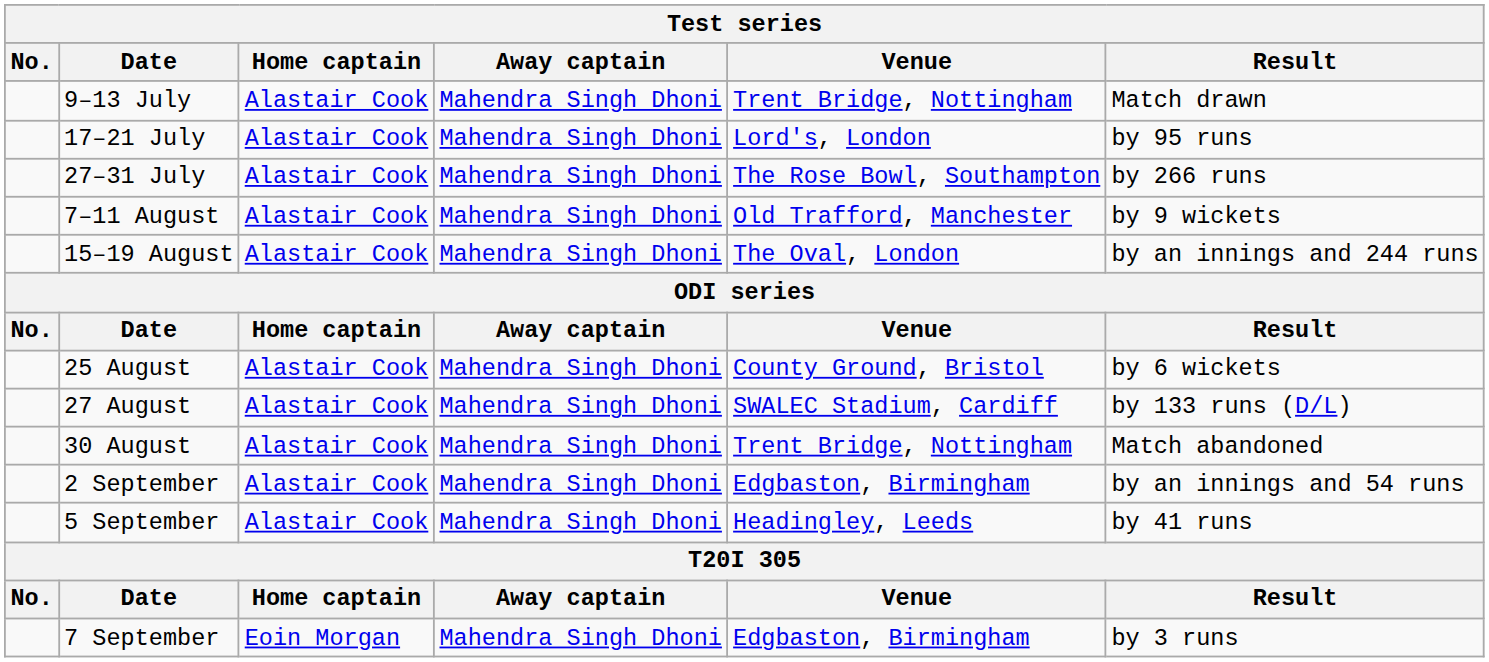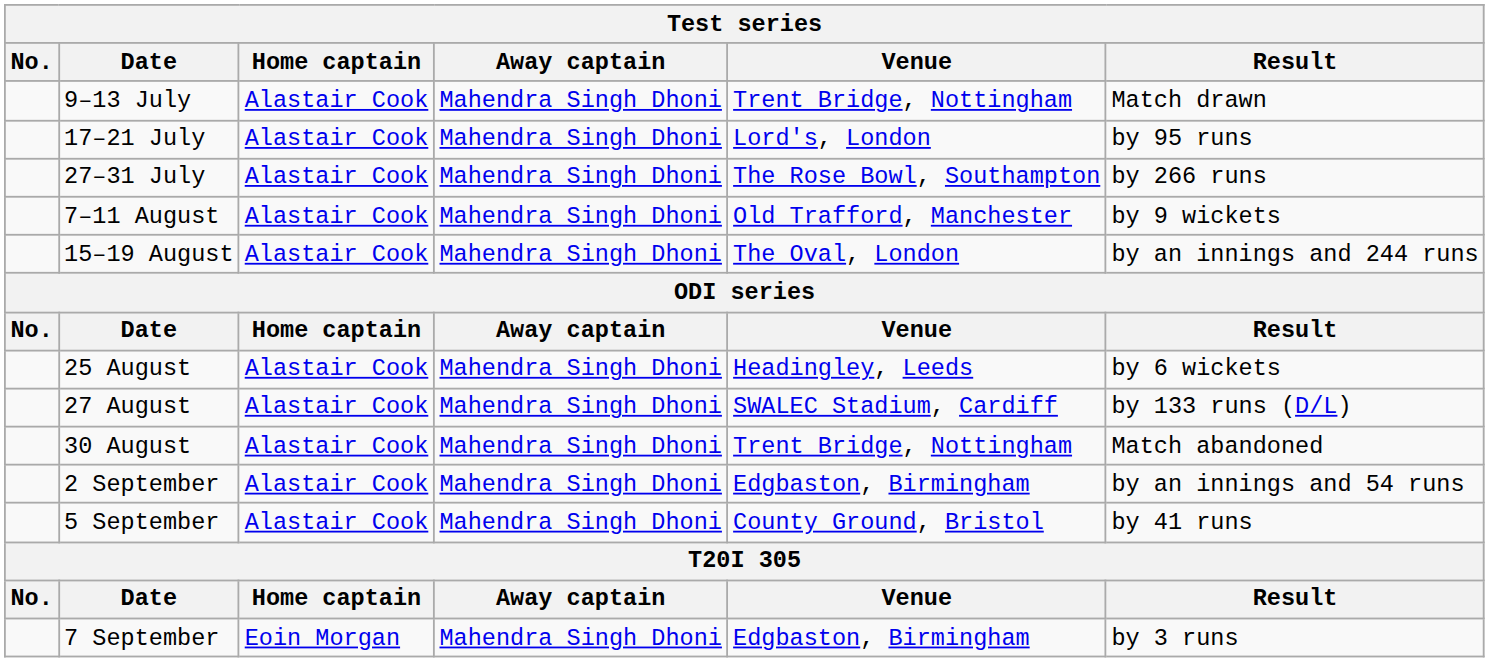(888, 369) County Ground, Bristol -> (853, 369) Headingley, Leeds
(853, 523) Headingley, Leeds -> (888, 523) County Ground, Bristol
